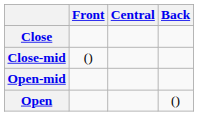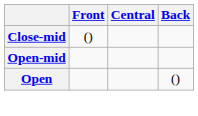- row: (37, 36)
